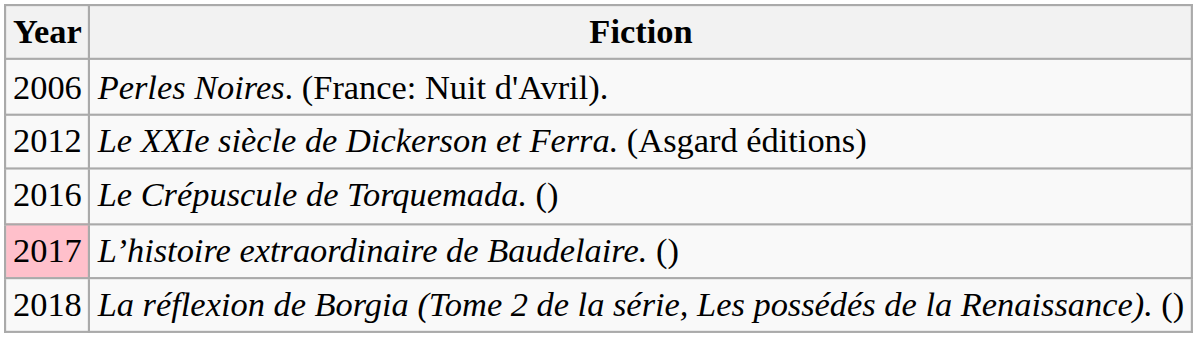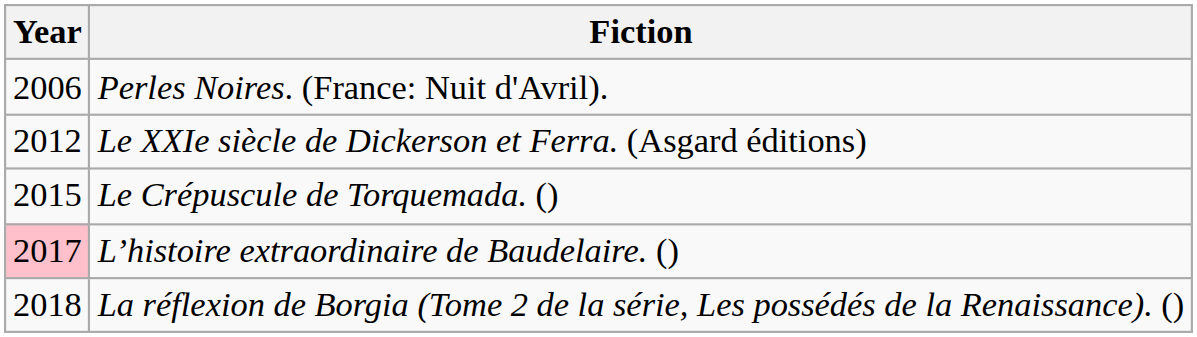(47, 195) 2016 -> (47, 195) 2015
